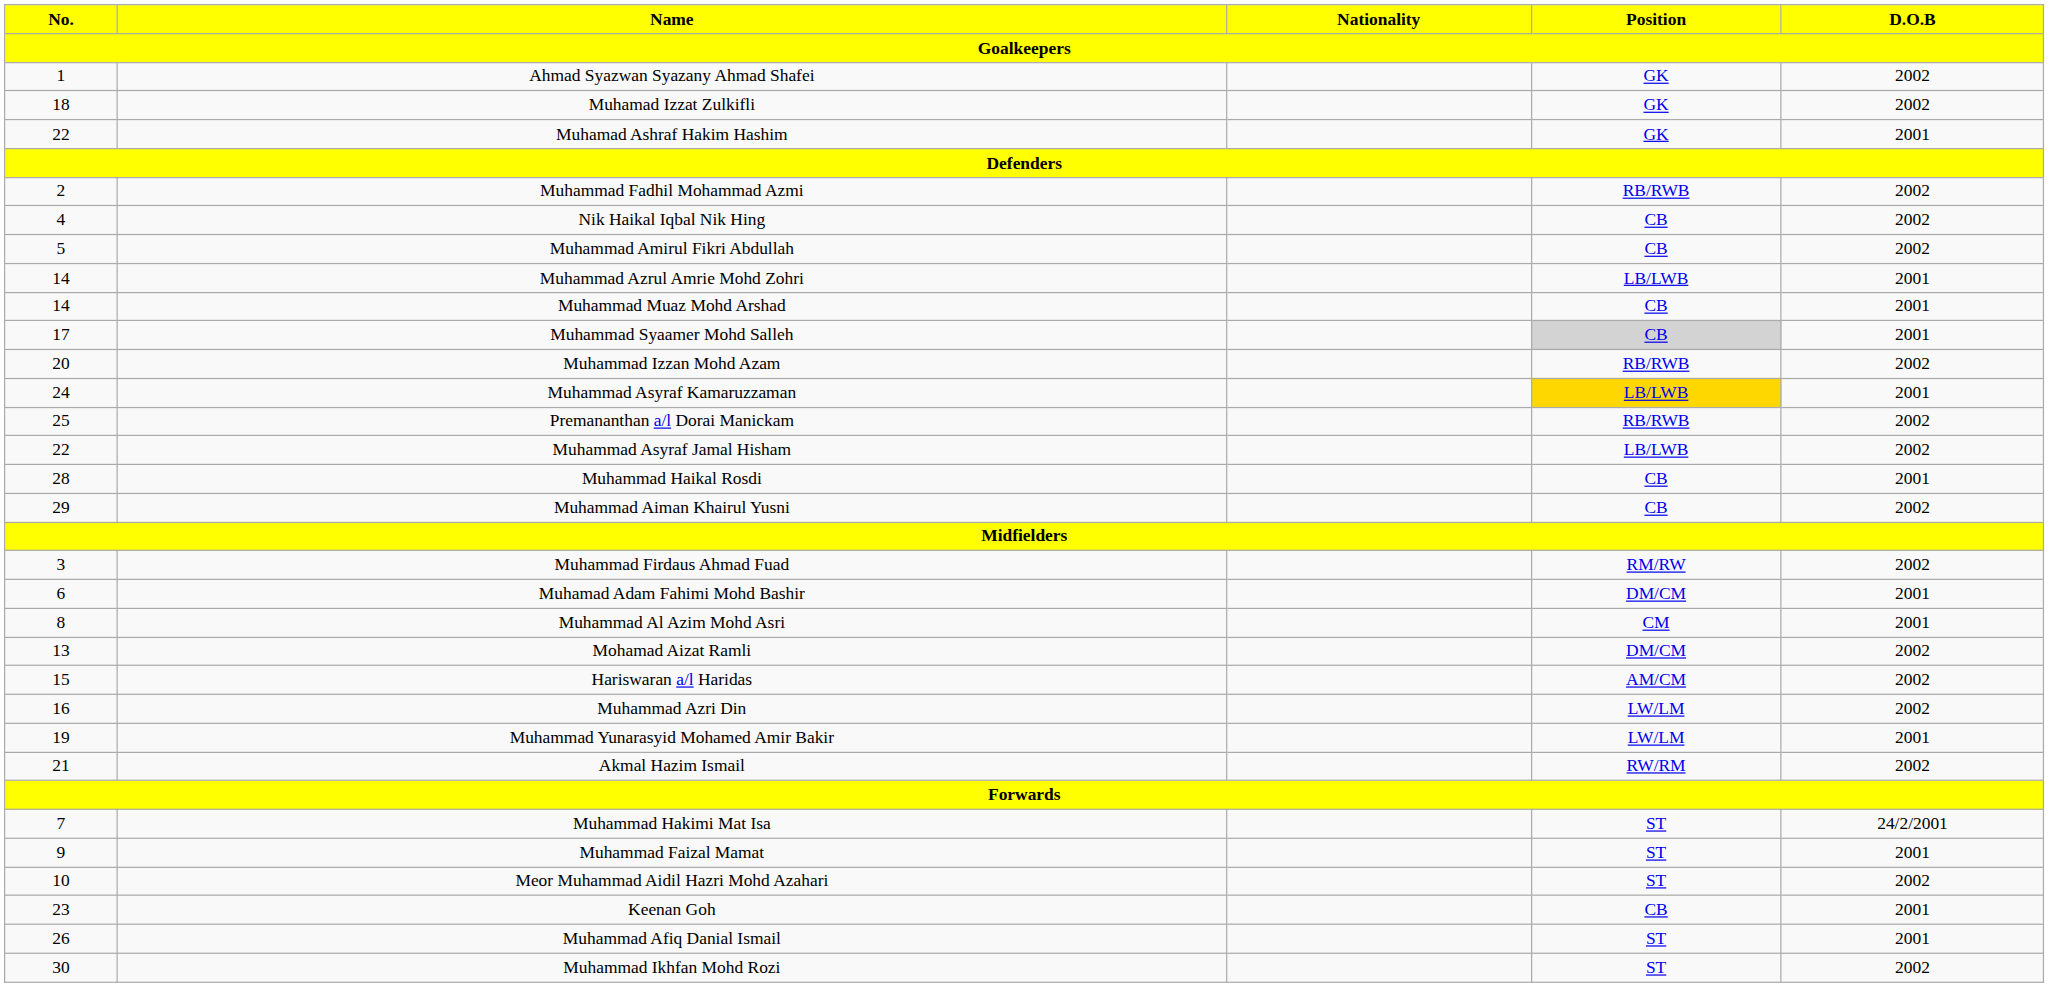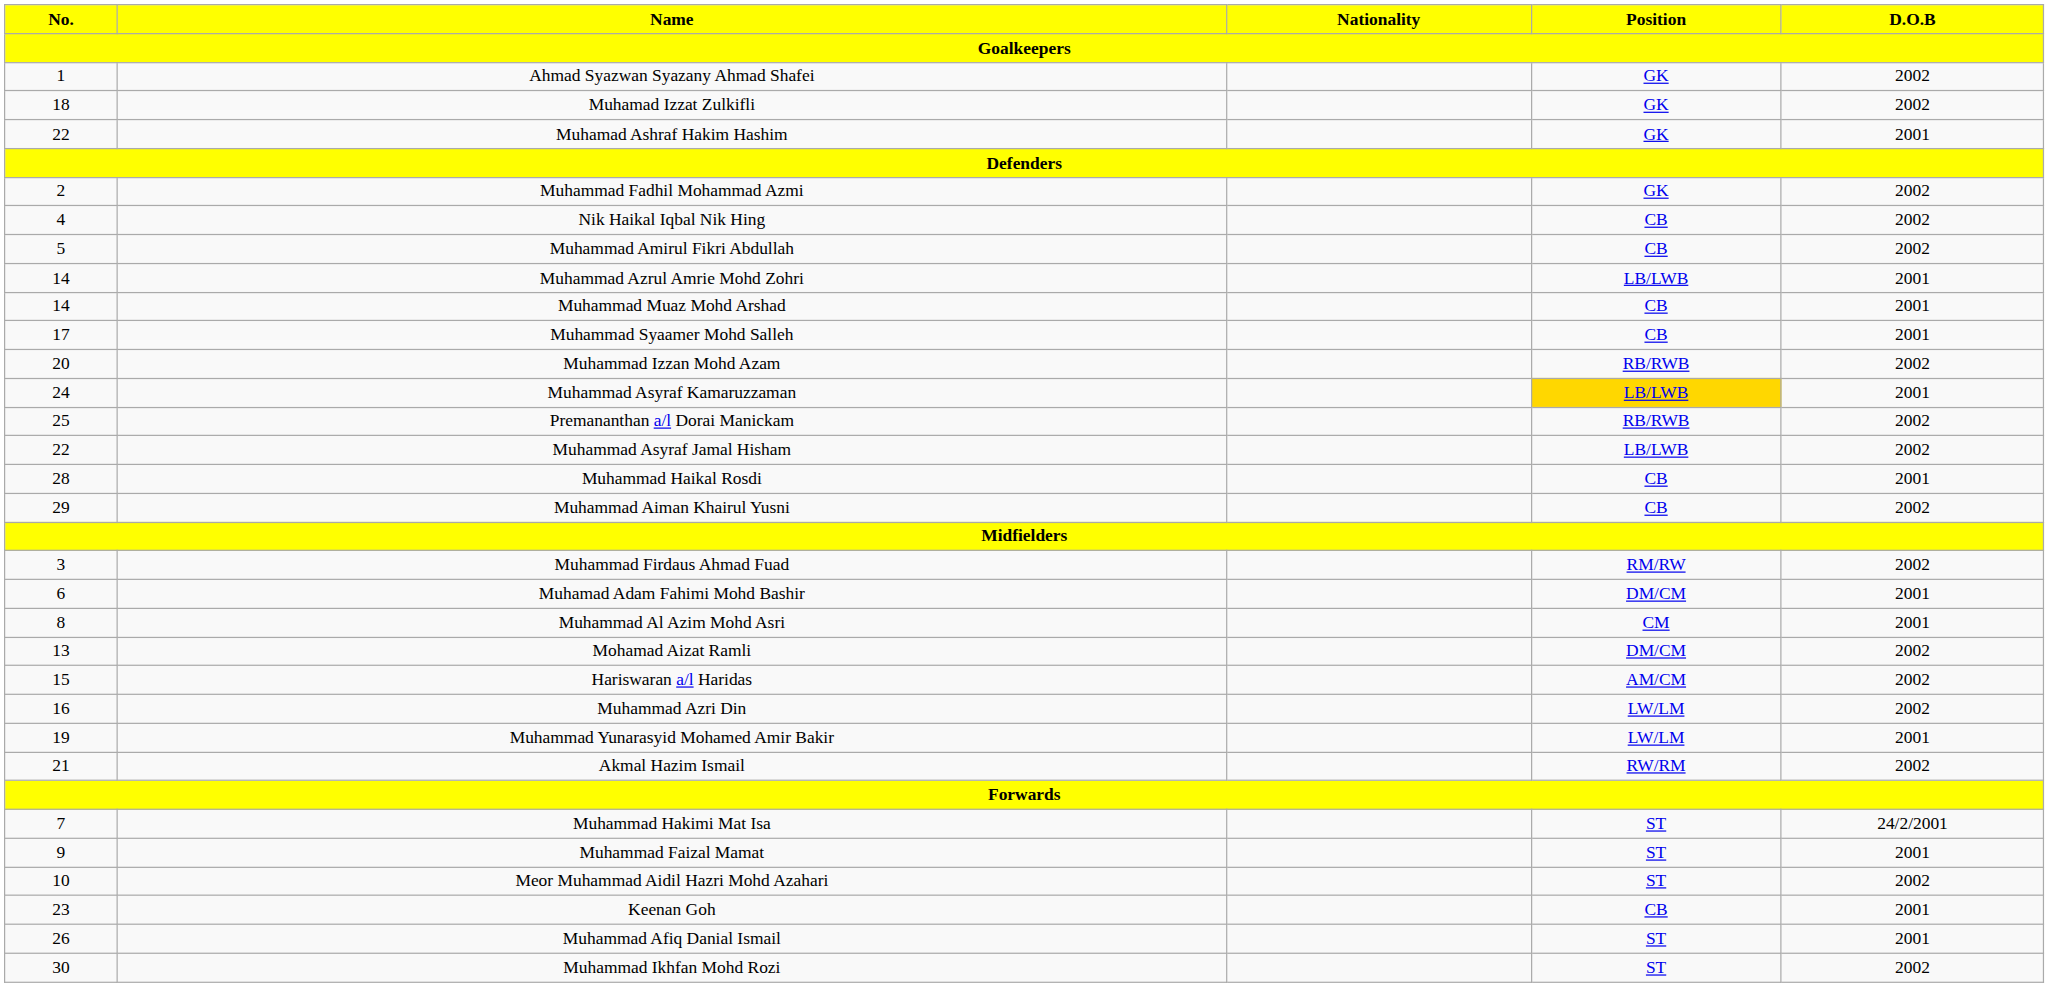(1656, 191) RB/RWB -> (1656, 191) GK
(1656, 335) lightgrey background -> (1656, 335) no background
